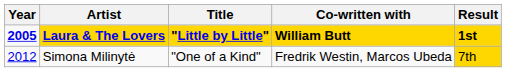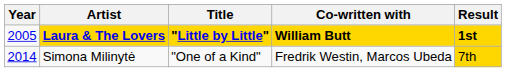(22, 35) bold -> (22, 35) normal
(22, 56) 2012 -> (22, 56) 2014
